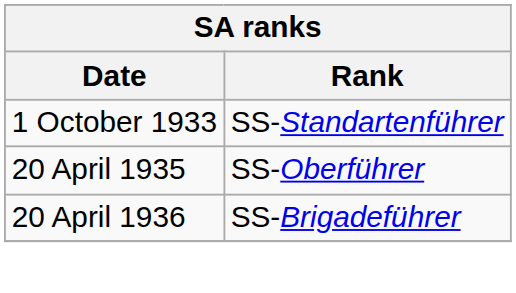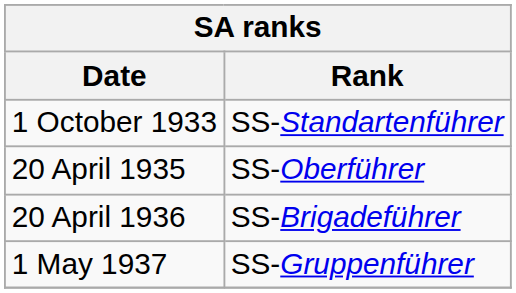+ row: (90, 264)
